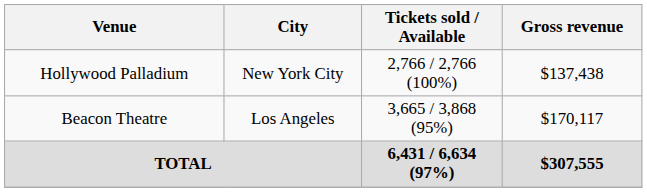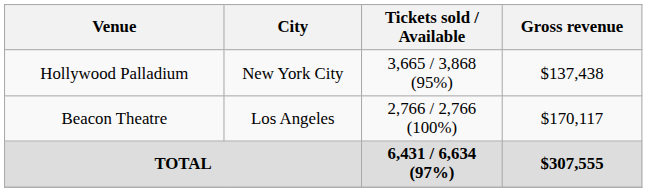(432, 72) 2,766 / 2,766 (100%) -> (432, 72) 3,665 / 3,868 (95%)
(432, 118) 3,665 / 3,868 (95%) -> (432, 118) 2,766 / 2,766 (100%)
